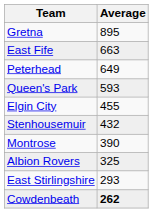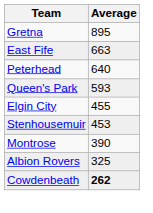(110, 69) 649 -> (101, 69) 640
(110, 124) 432 -> (101, 124) 453
- row: (51, 180)
